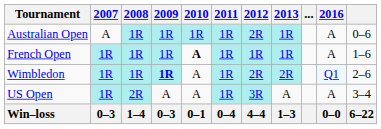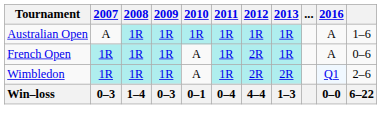(256, 33) 2R -> (256, 33) 1R
(362, 33) 0–6 -> (362, 33) 1–6
(196, 53) bold -> (196, 53) normal
(256, 53) 1R -> (256, 53) 2R
(362, 53) 1–6 -> (362, 53) 0–6
(166, 73) bold -> (166, 73) normal
- row: (30, 93)
